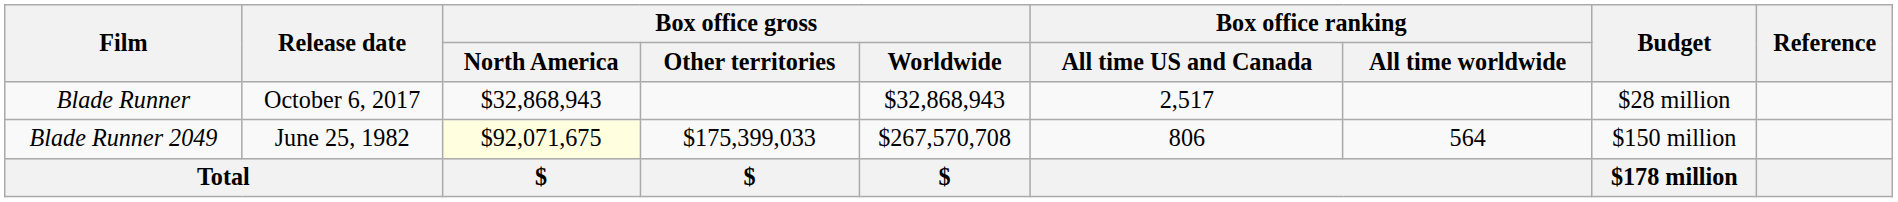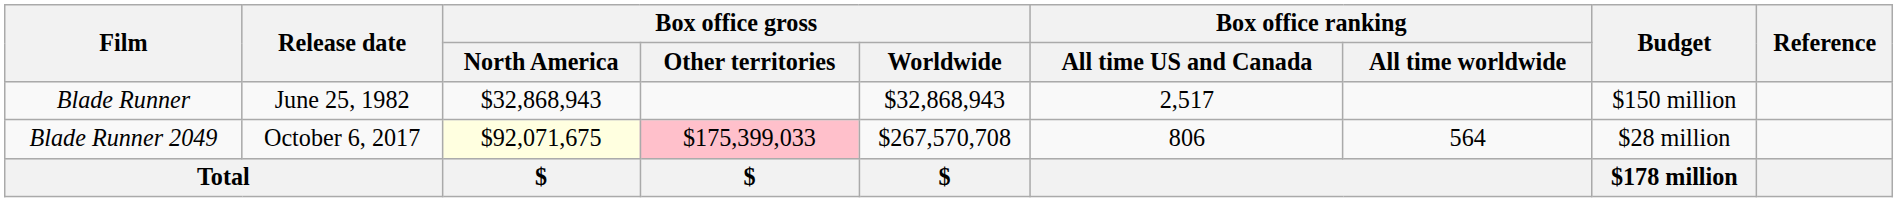(342, 100) October 6, 2017 -> (342, 100) June 25, 1982
(1674, 100) $28 million -> (1674, 100) $150 million
(342, 138) June 25, 1982 -> (342, 138) October 6, 2017
(749, 138) no background -> (749, 138) pink background
(1674, 138) $150 million -> (1674, 138) $28 million
